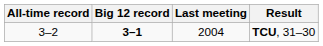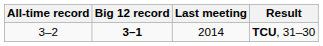(211, 32) 2004 -> (211, 32) 2014
